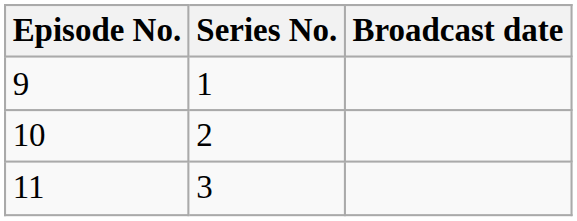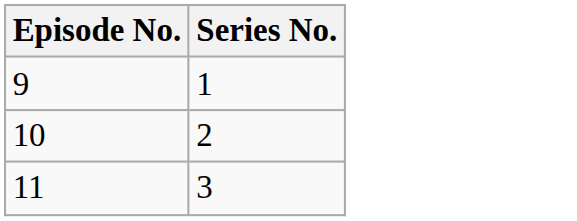- column: (458, 30)
